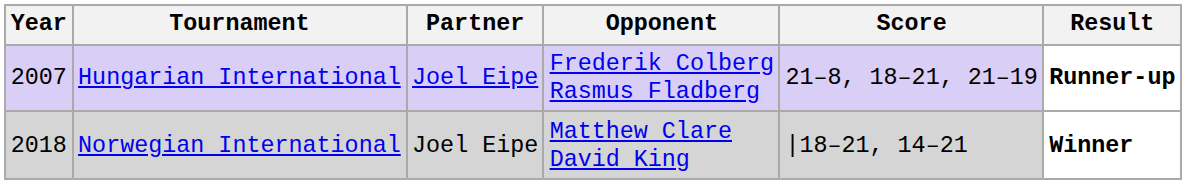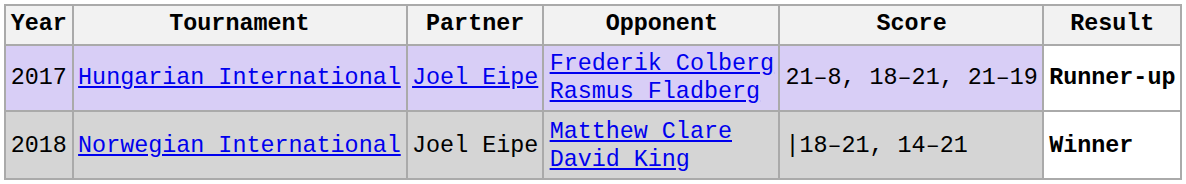(39, 78) 2007 -> (39, 78) 2017
